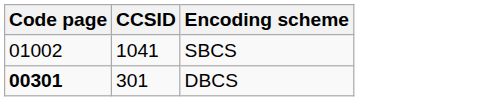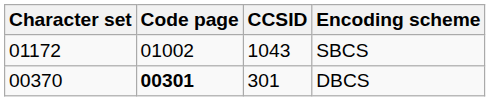+ column: (70, 19)
(137, 50) 1041 -> (269, 50) 1043
